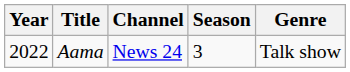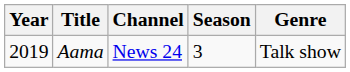(29, 51) 2022 -> (29, 51) 2019
